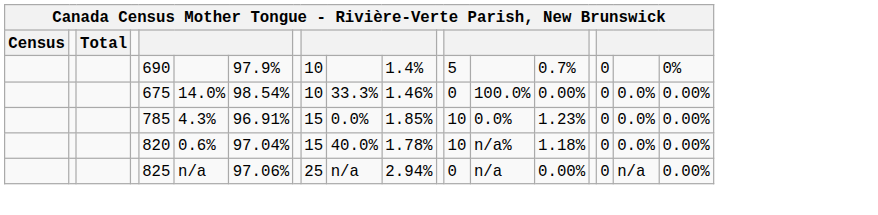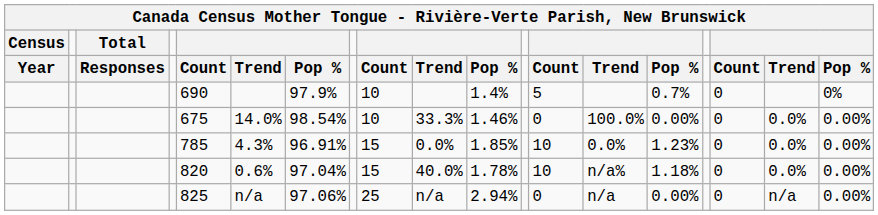+ row: (37, 69)
